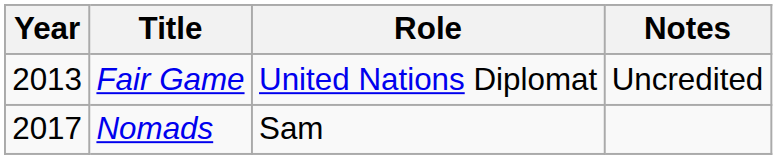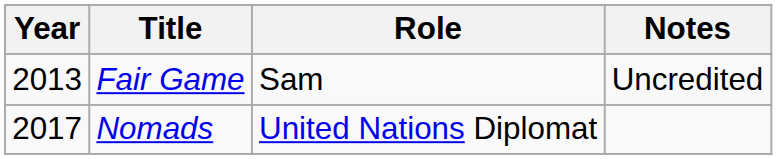(428, 79) United Nations Diplomat -> (291, 79) Sam
(291, 128) Sam -> (428, 128) United Nations Diplomat
